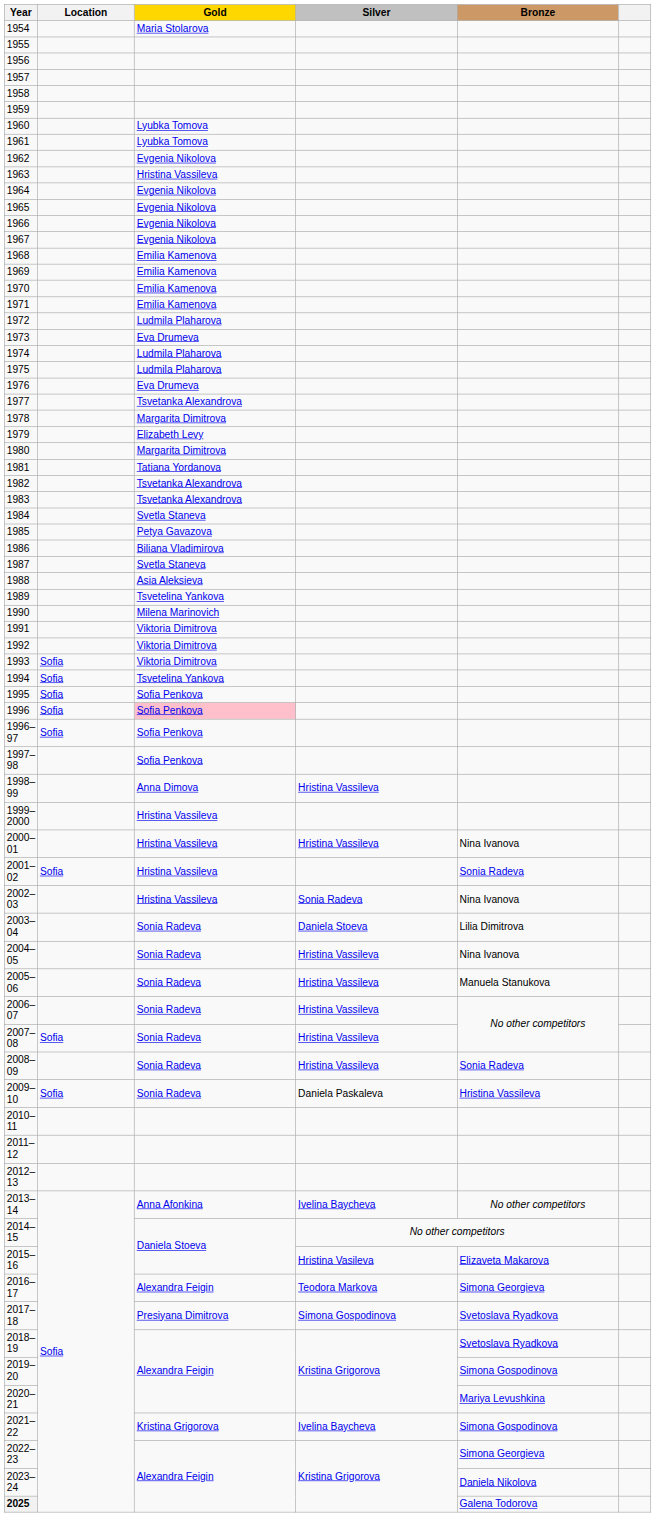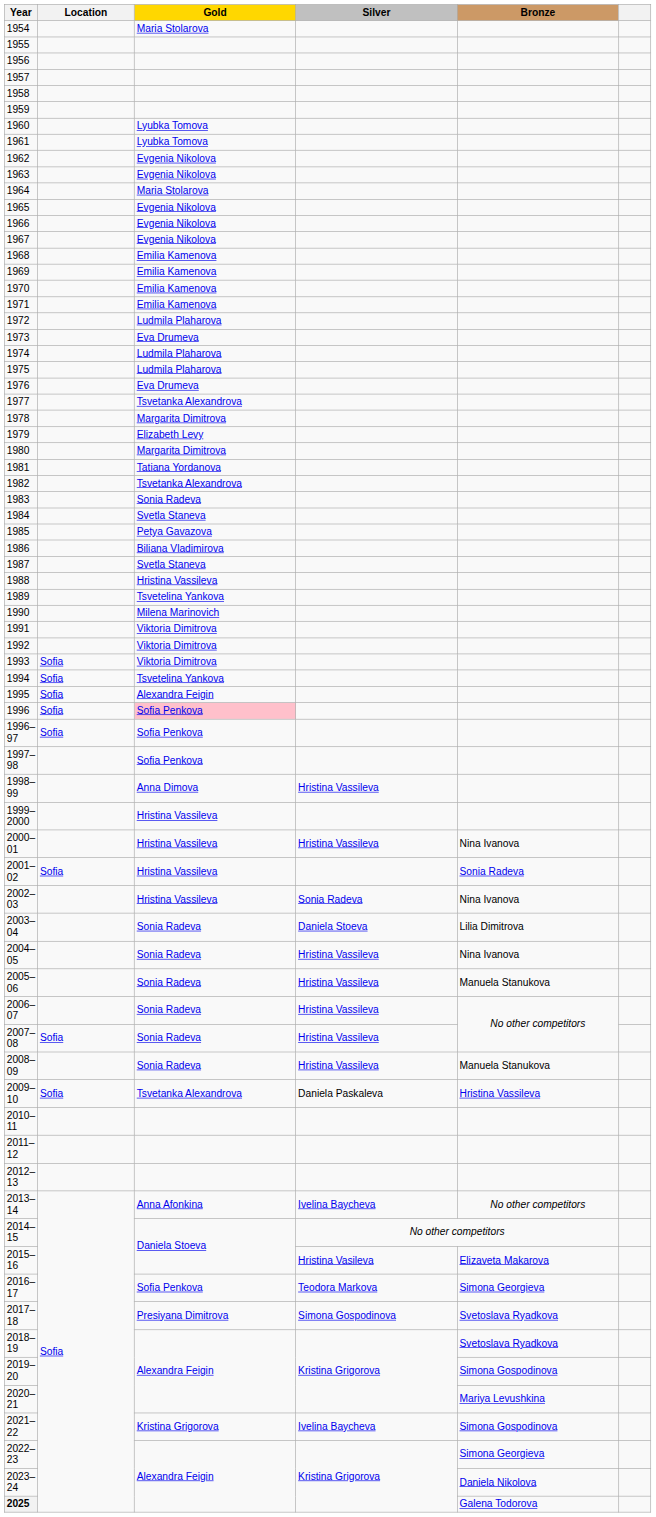(177, 175) Hristina Vassileva -> (176, 175) Evgenia Nikolova
(176, 191) Evgenia Nikolova -> (173, 191) Maria Stolarova
(189, 499) Tsvetanka Alexandrova -> (169, 499) Sonia Radeva
(170, 581) Asia Aleksieva -> (177, 581) Hristina Vassileva
(170, 694) Sofia Penkova -> (175, 694) Alexandra Feigin
(492, 1066) Sonia Radeva -> (505, 1066) Manuela Stanukova
(169, 1093) Sonia Radeva -> (189, 1093) Tsvetanka Alexandrova
(175, 1288) Alexandra Feigin -> (170, 1288) Sofia Penkova
